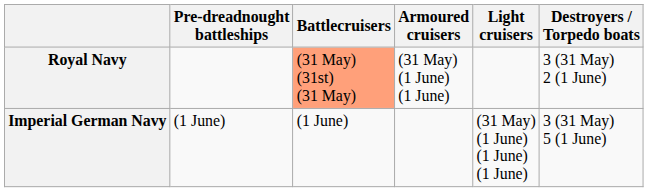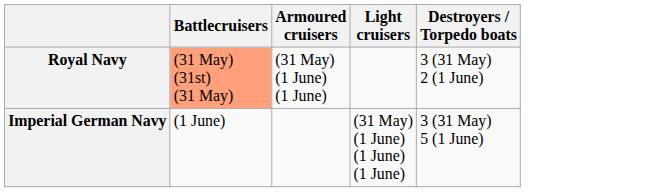- column: (232, 25)
